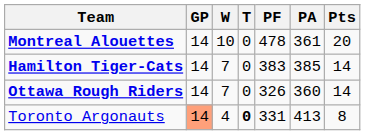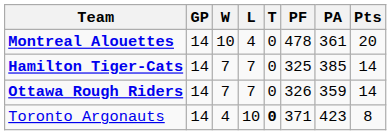+ column: (251, 17)
(272, 67) 383 -> (298, 67) 325
(307, 92) 360 -> (333, 92) 359
(200, 117) lightsalmon background -> (200, 117) no background
(272, 117) 331 -> (298, 117) 371
(307, 117) 413 -> (333, 117) 423
